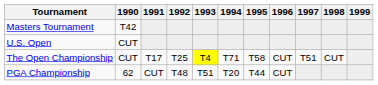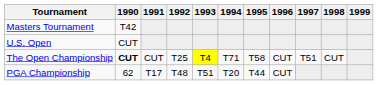(128, 58) normal -> (128, 58) bold
(154, 58) T17 -> (154, 58) CUT
(154, 73) CUT -> (154, 73) T17
